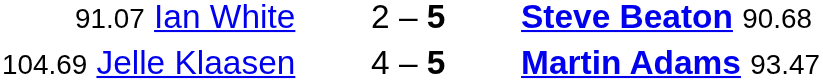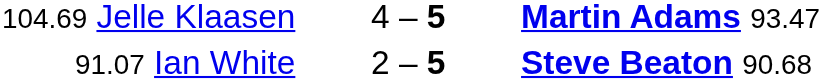rows swapped: (185, 16) <-> (149, 62)
